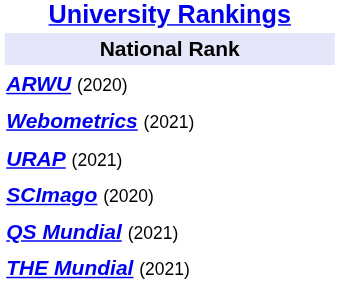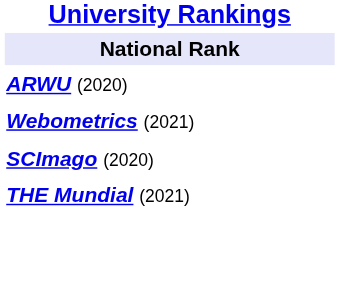- row: (64, 158)
- row: (92, 231)
